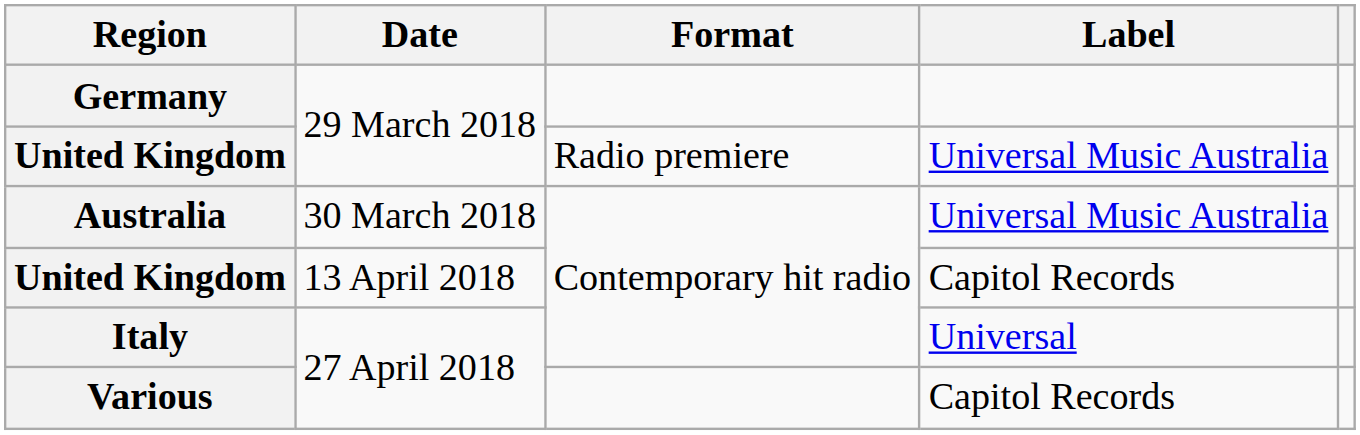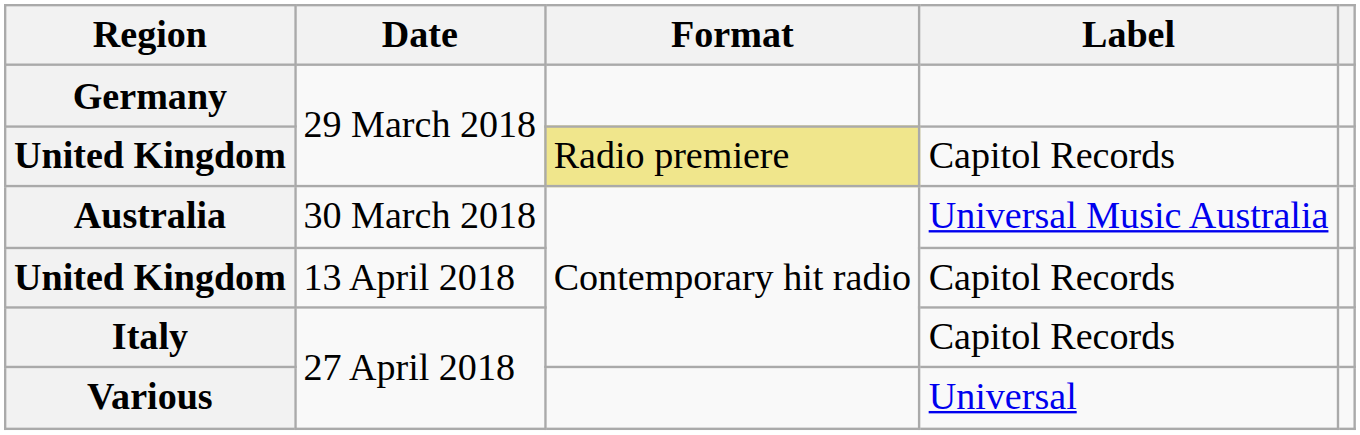(672, 155) no background -> (672, 155) khaki background
(1129, 155) Universal Music Australia -> (1052, 155) Capitol Records
(1003, 336) Universal -> (1052, 336) Capitol Records
(1052, 397) Capitol Records -> (1003, 397) Universal
